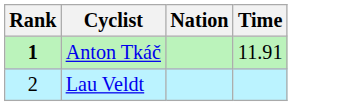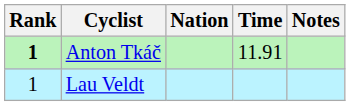+ column: (316, 20)
(33, 84) 2 -> (33, 84) 1
